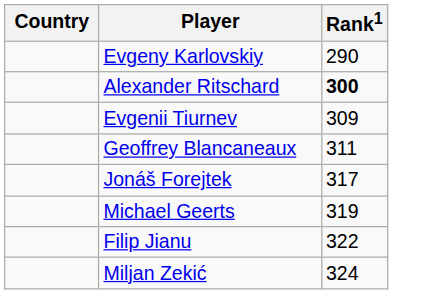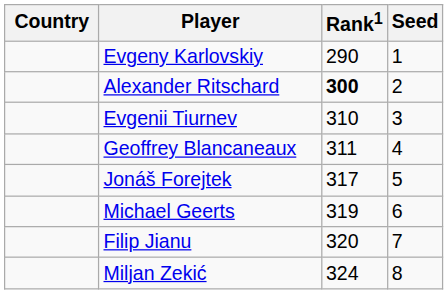+ column: (415, 22)
(342, 118) 309 -> (342, 118) 310
(342, 241) 322 -> (342, 241) 320
